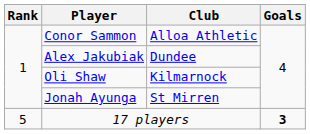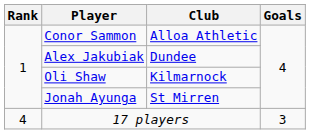(23, 119) 5 -> (23, 119) 4
(283, 119) bold -> (283, 119) normal
